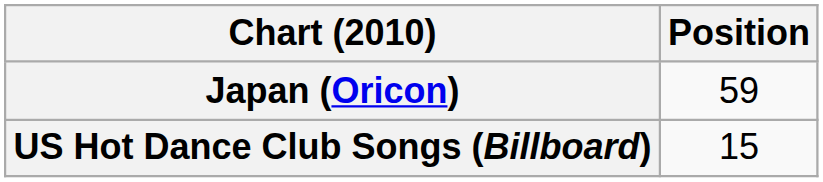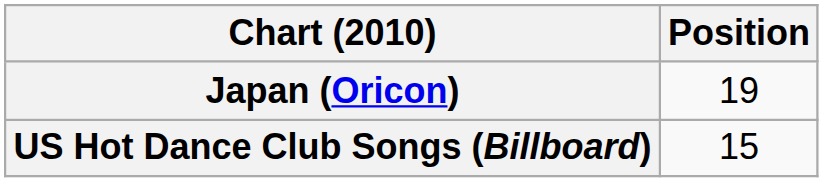(739, 90) 59 -> (739, 90) 19
